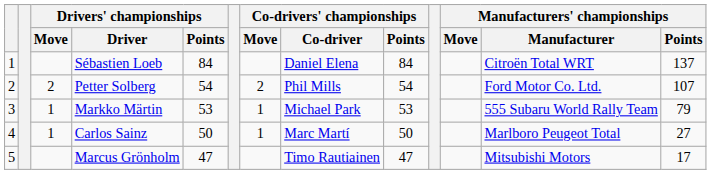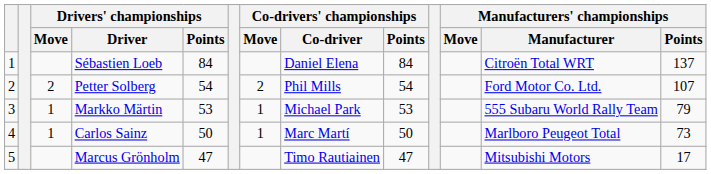(684, 133) 27 -> (684, 133) 73
